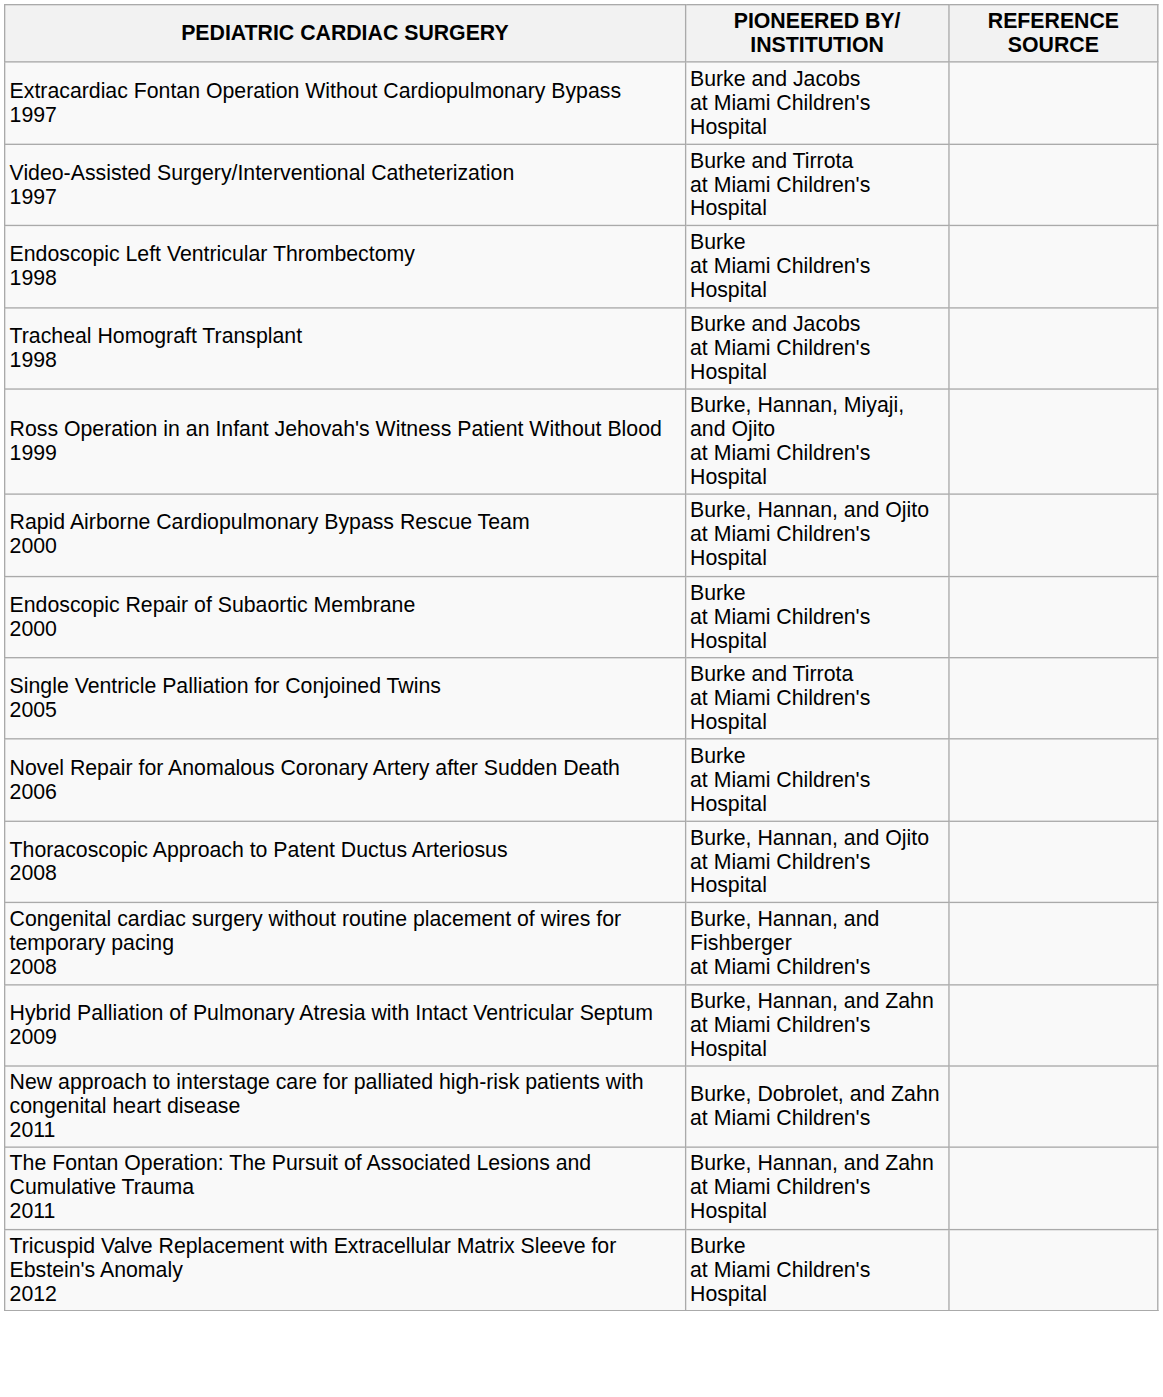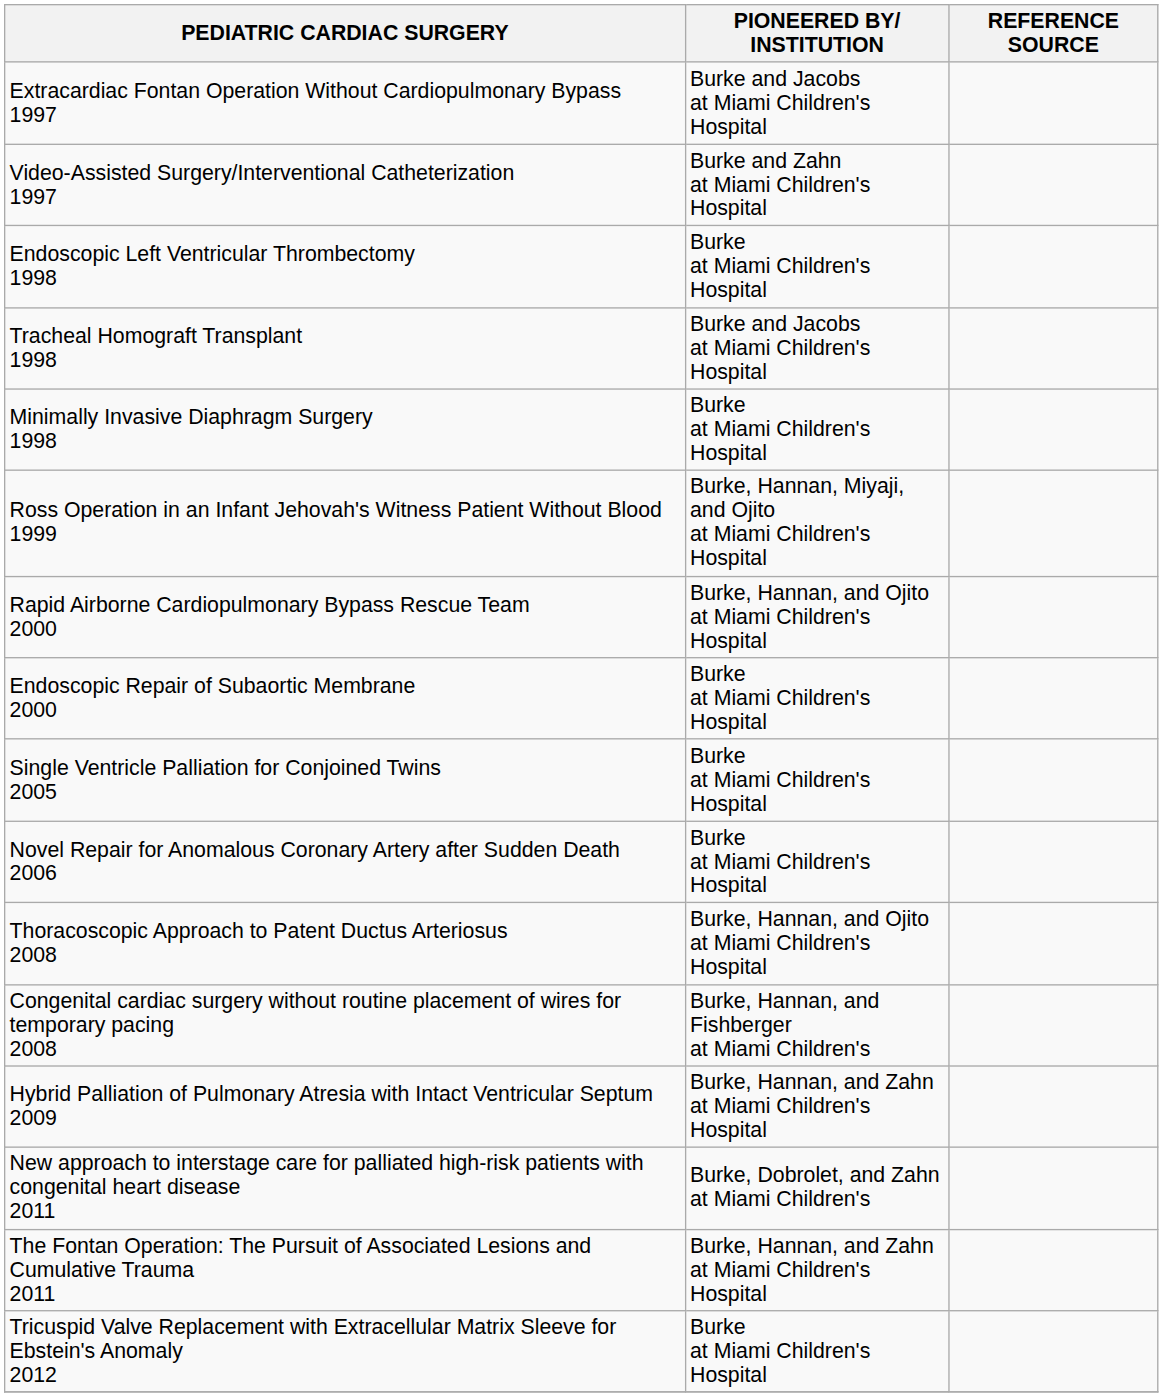(780, 184) Burke and Tirrota at Miami Children's Hospital -> (780, 184) Burke and Zahn at Miami Children's Hospital
+ row: (191, 429)
(780, 698) Burke and Tirrota at Miami Children's Hospital -> (780, 779) Burke at Miami Children's Hospital
